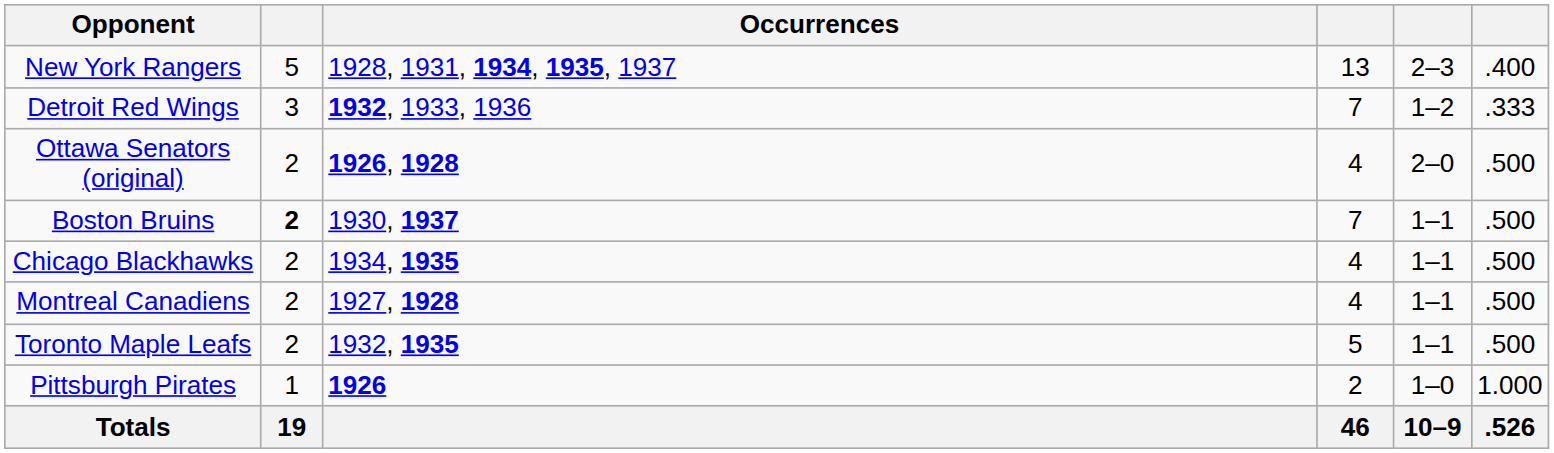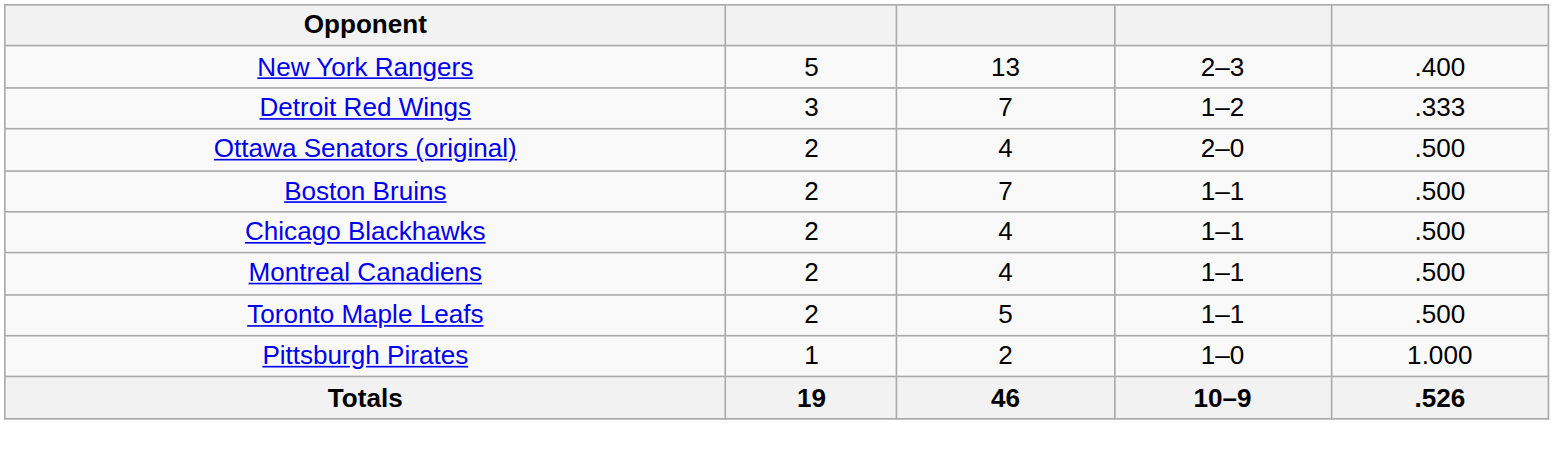- column: (819, 25)
(292, 219) bold -> (811, 190) normal
